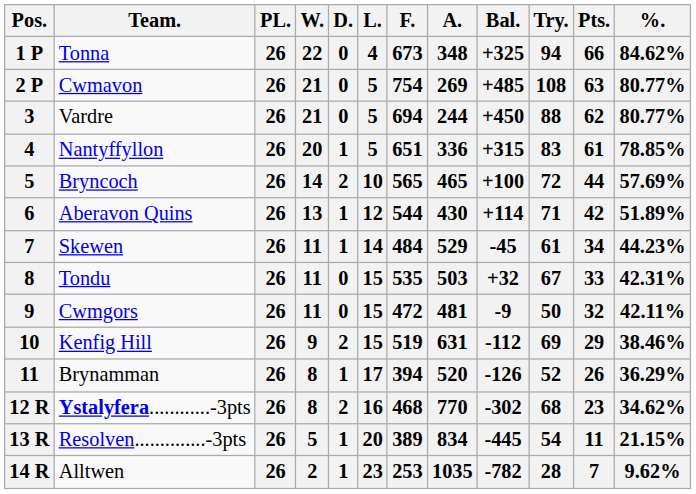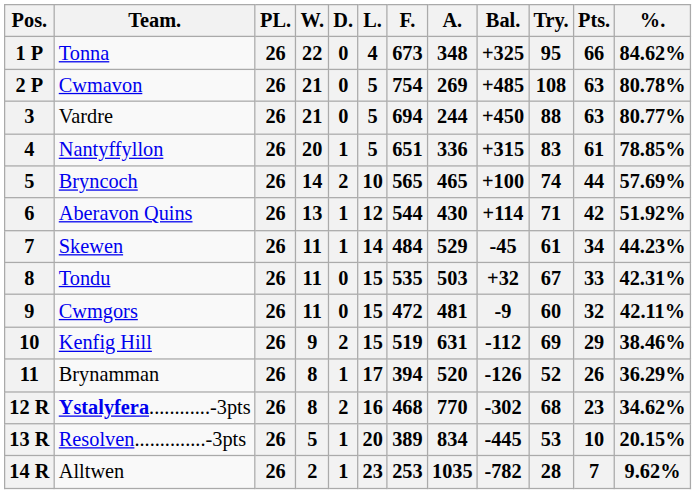(551, 52) 94 -> (551, 52) 95
(653, 85) 80.77% -> (653, 85) 80.78%
(594, 117) 62 -> (594, 117) 63
(551, 181) 72 -> (551, 181) 74
(653, 213) 51.89% -> (653, 213) 51.92%
(551, 310) 50 -> (551, 310) 60
(551, 439) 54 -> (551, 439) 53
(594, 439) 11 -> (594, 439) 10
(653, 439) 21.15% -> (653, 439) 20.15%
